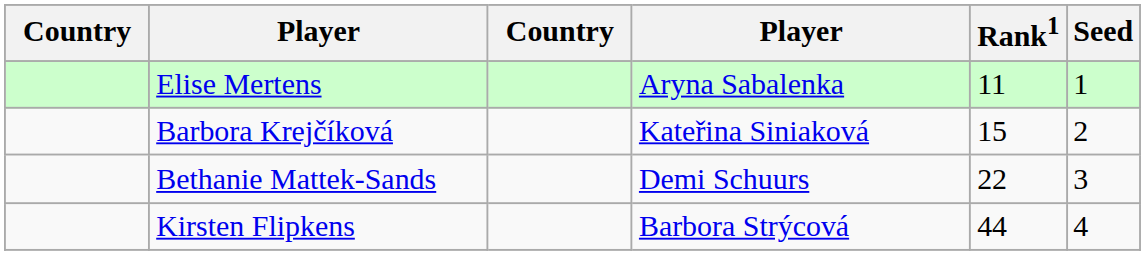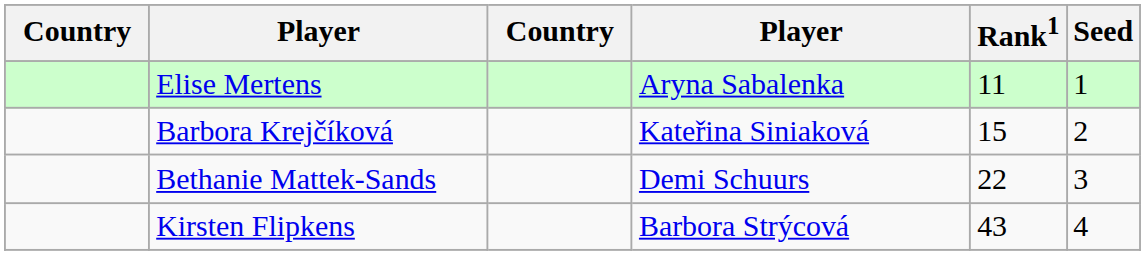(992, 226) 44 -> (992, 226) 43
